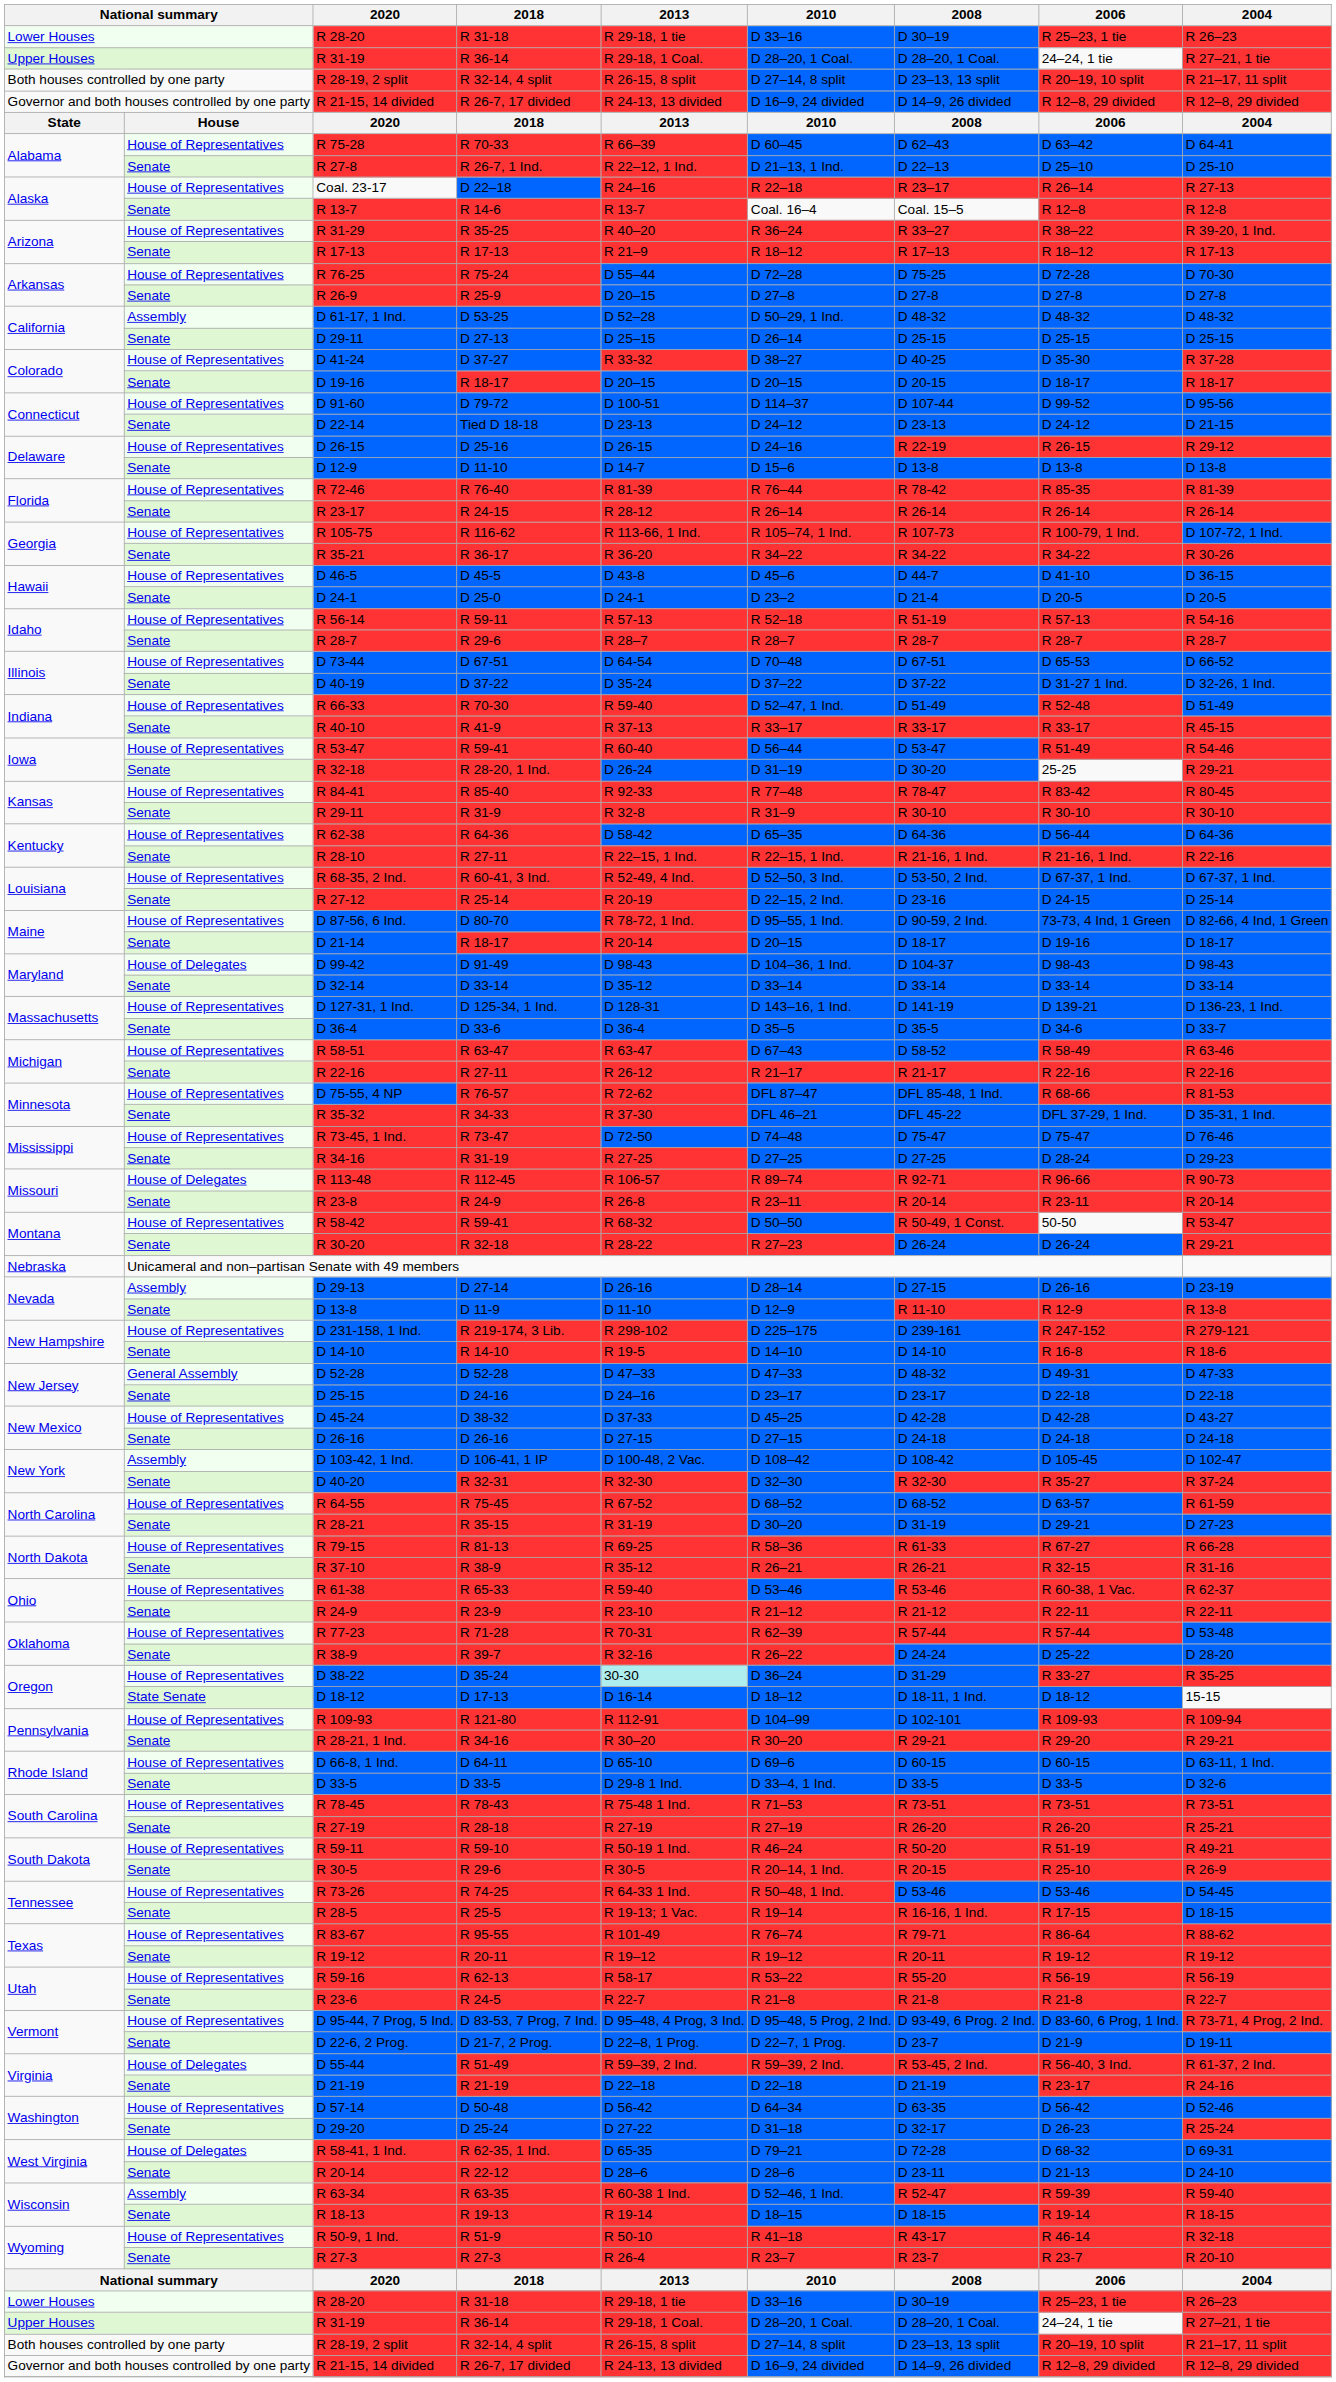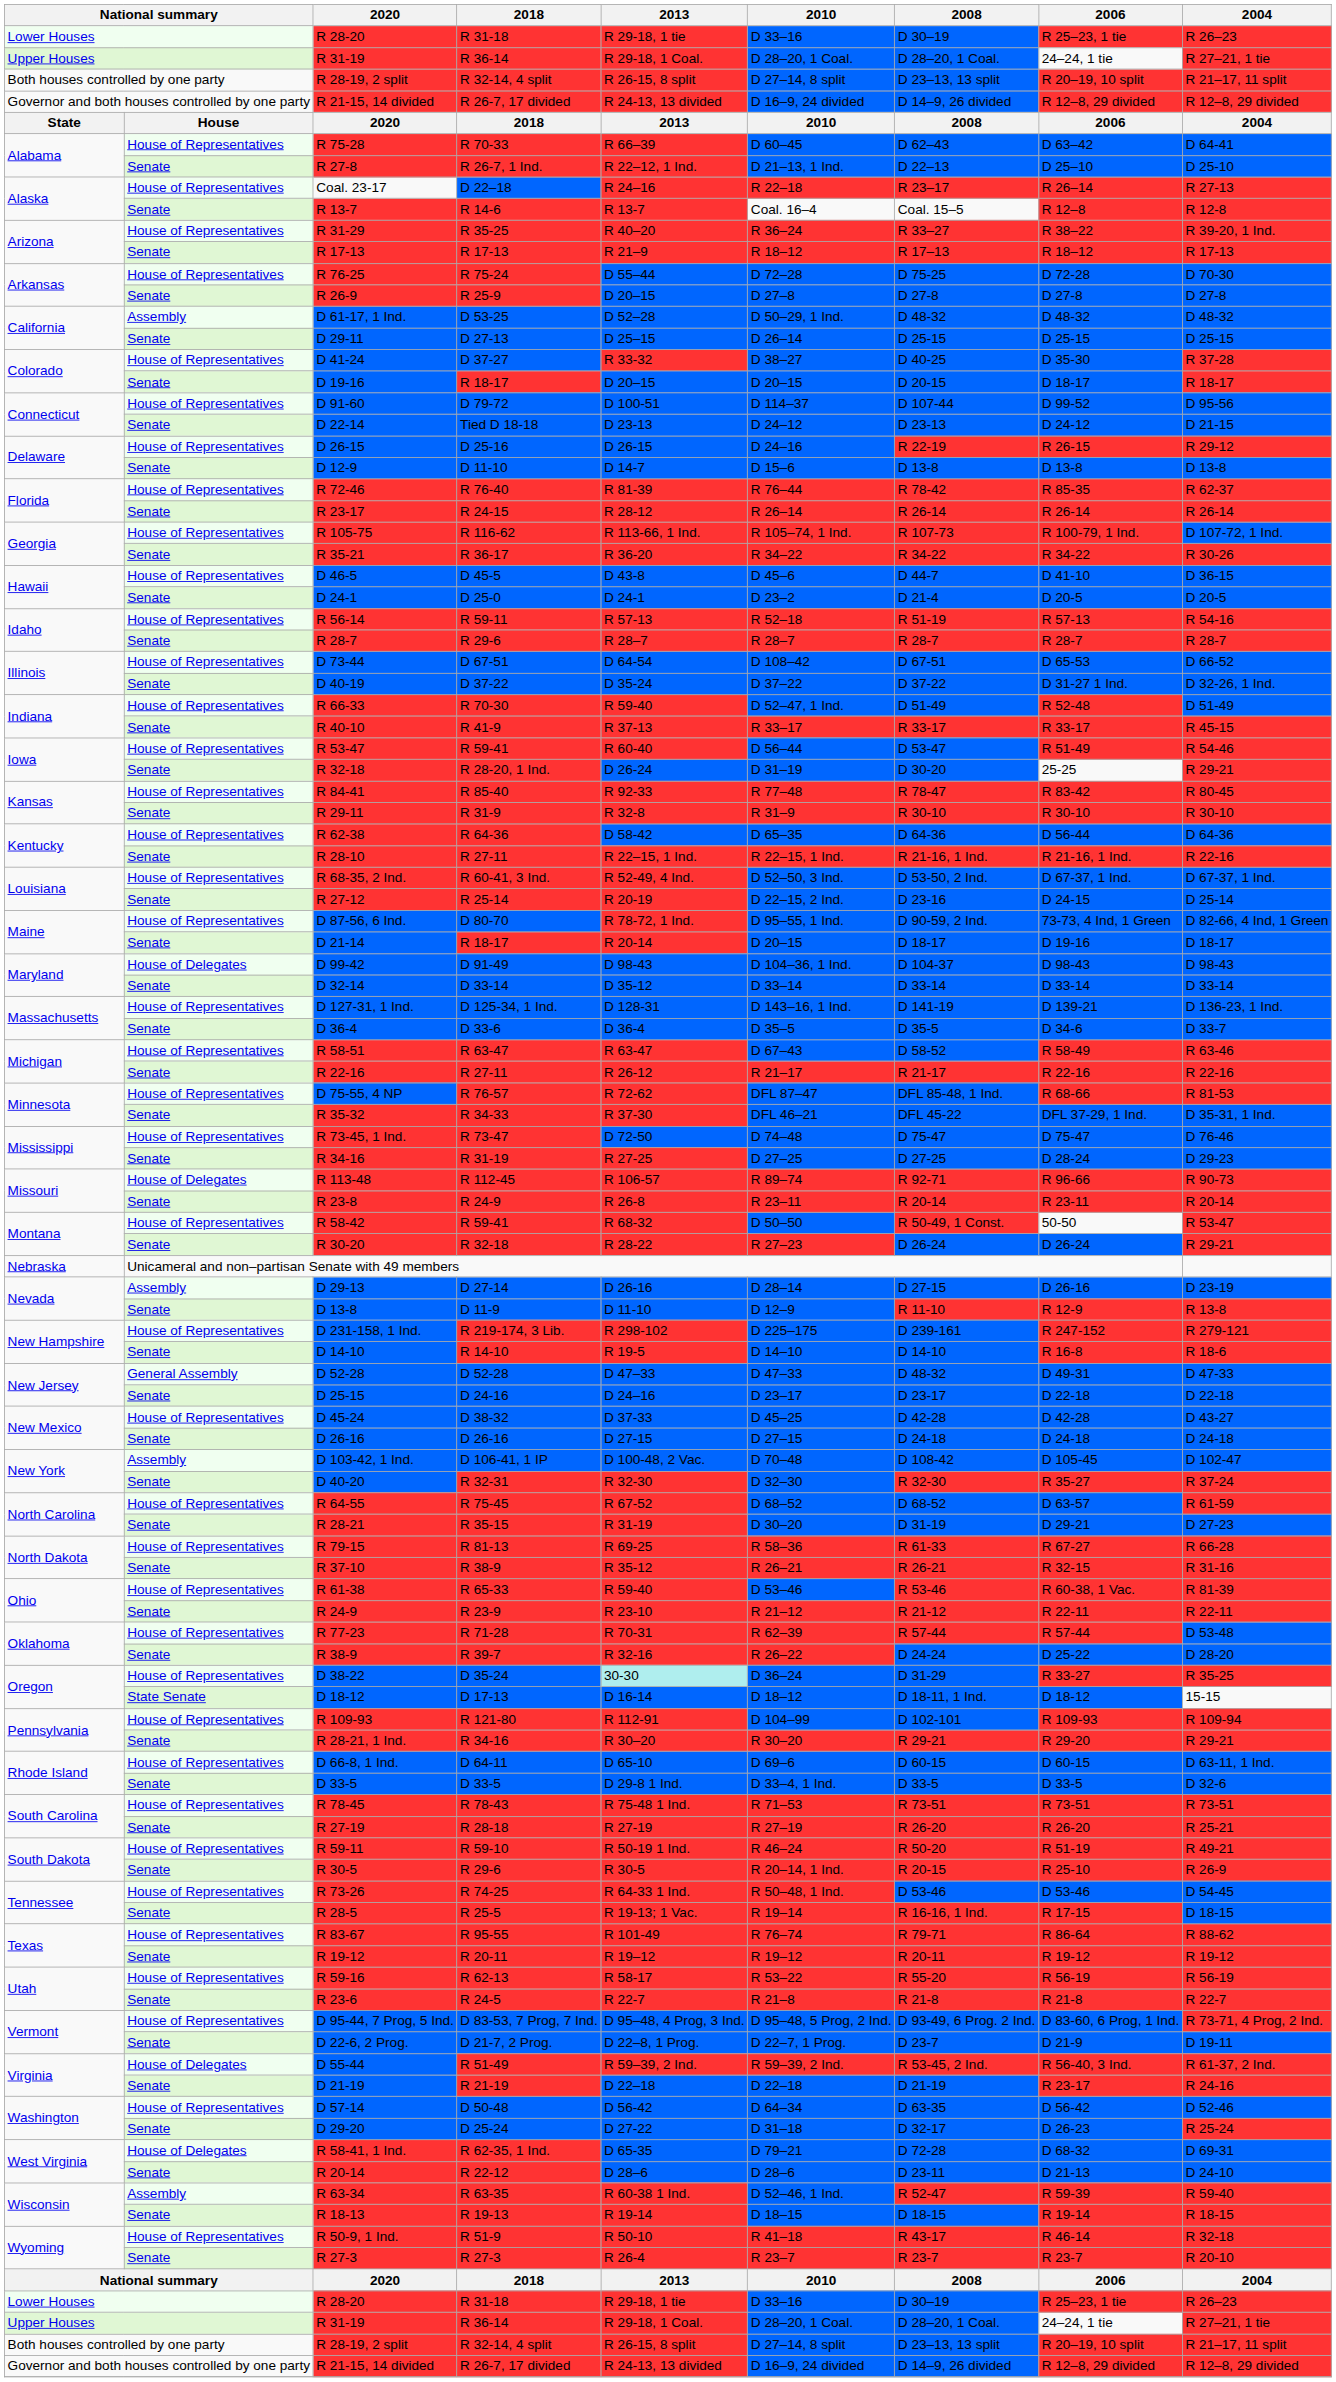(1210, 489) R 81-39 -> (1210, 489) R 62-37
(777, 662) D 70–48 -> (780, 662) D 108–42
(780, 1460) D 108–42 -> (777, 1460) D 70–48
(1210, 1589) R 62-37 -> (1210, 1589) R 81-39
